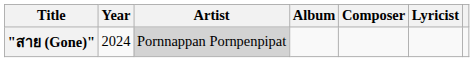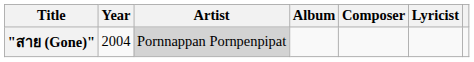(116, 41) 2024 -> (116, 41) 2004
